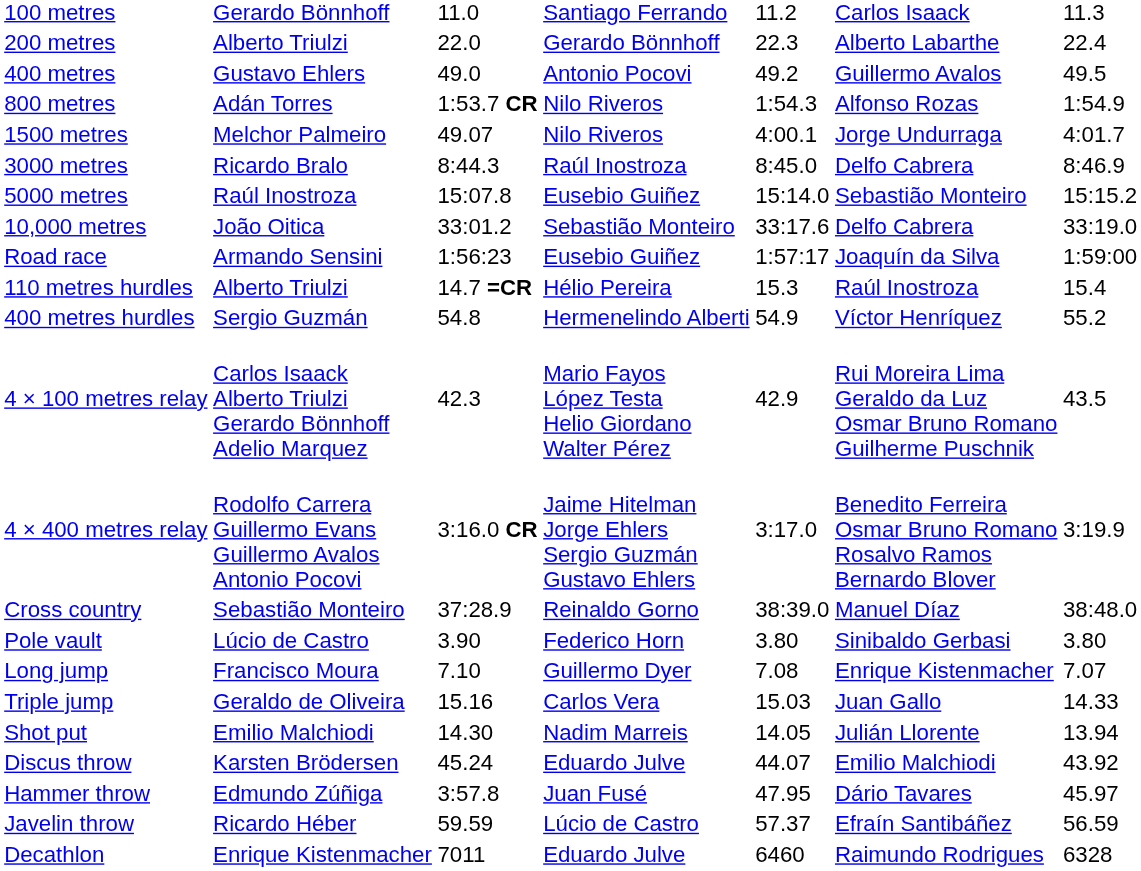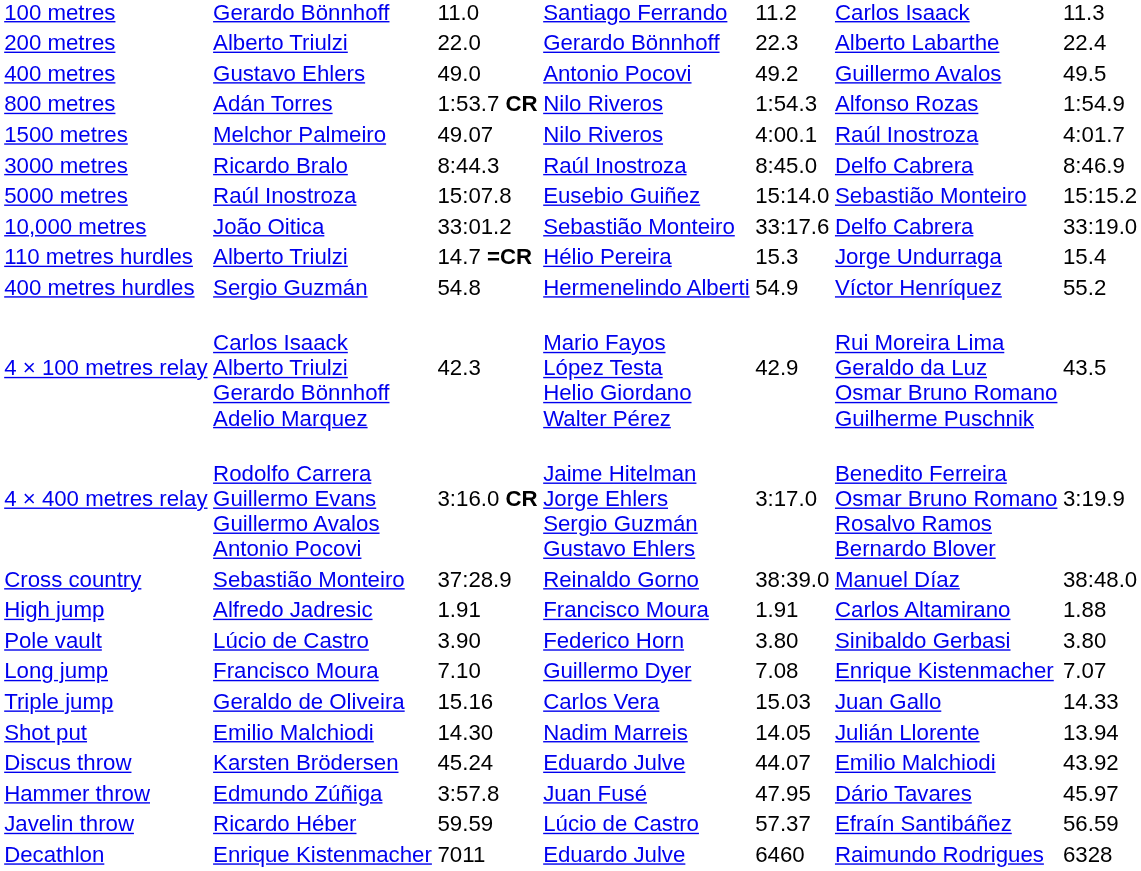(918, 134) Jorge Undurraga -> (907, 134) Raúl Inostroza
- row: (55, 257)
(907, 287) Raúl Inostroza -> (918, 257) Jorge Undurraga
+ row: (54, 610)
